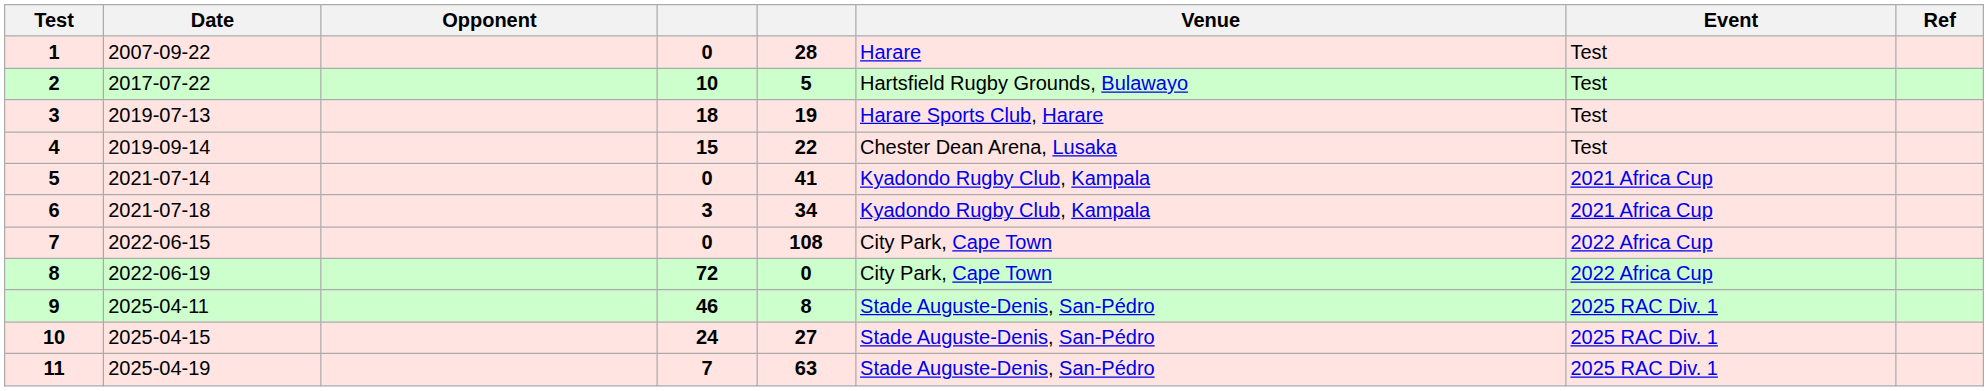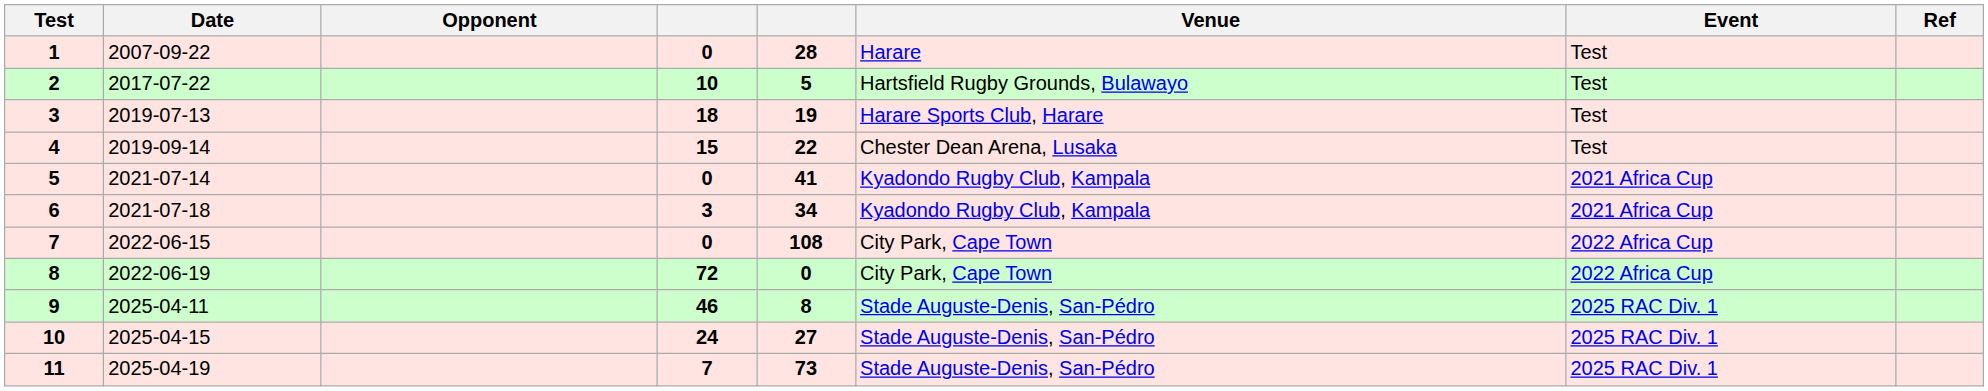(806, 369) 63 -> (806, 369) 73
